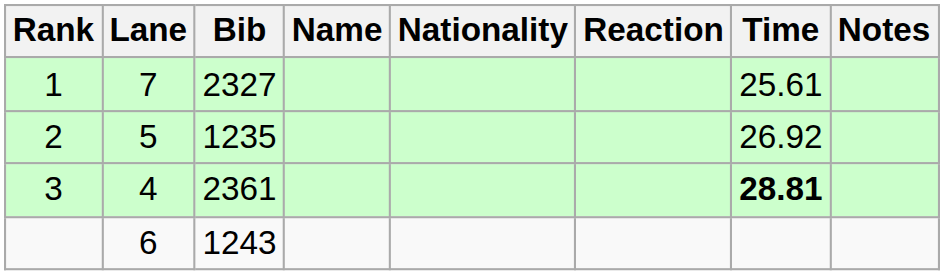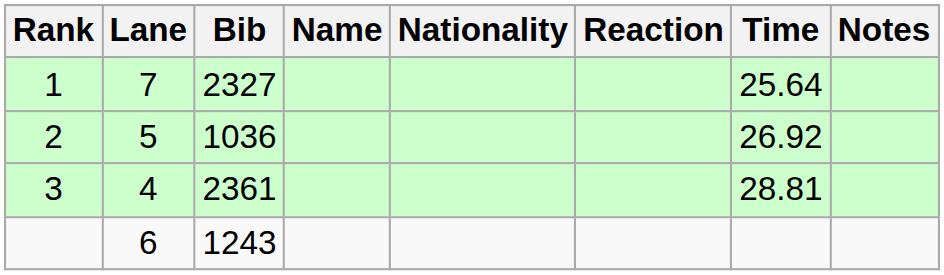(781, 83) 25.61 -> (781, 83) 25.64
(239, 136) 1235 -> (239, 136) 1036
(781, 189) bold -> (781, 189) normal
